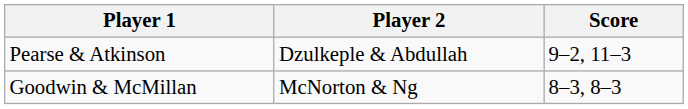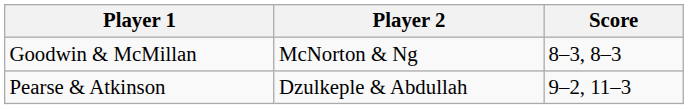rows swapped: (87, 53) <-> (103, 86)
